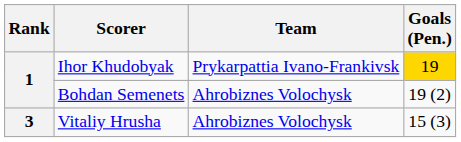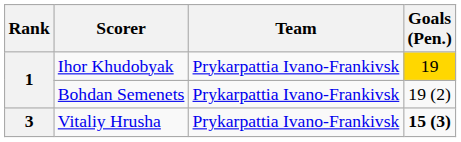(272, 94) Ahrobiznes Volochysk -> (296, 94) Prykarpattia Ivano-Frankivsk
(272, 121) Ahrobiznes Volochysk -> (296, 121) Prykarpattia Ivano-Frankivsk
(430, 121) normal -> (430, 121) bold
